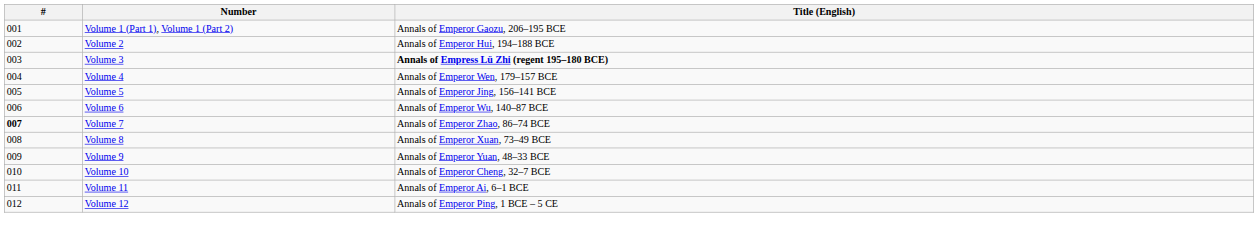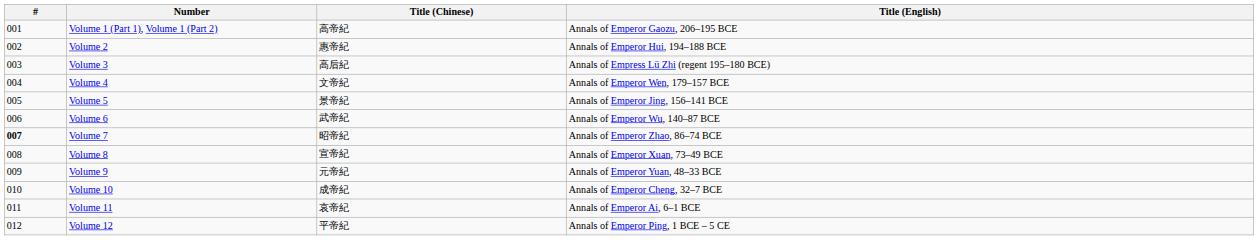+ column: (442, 12)
(503, 60) bold -> (669, 65) normal
